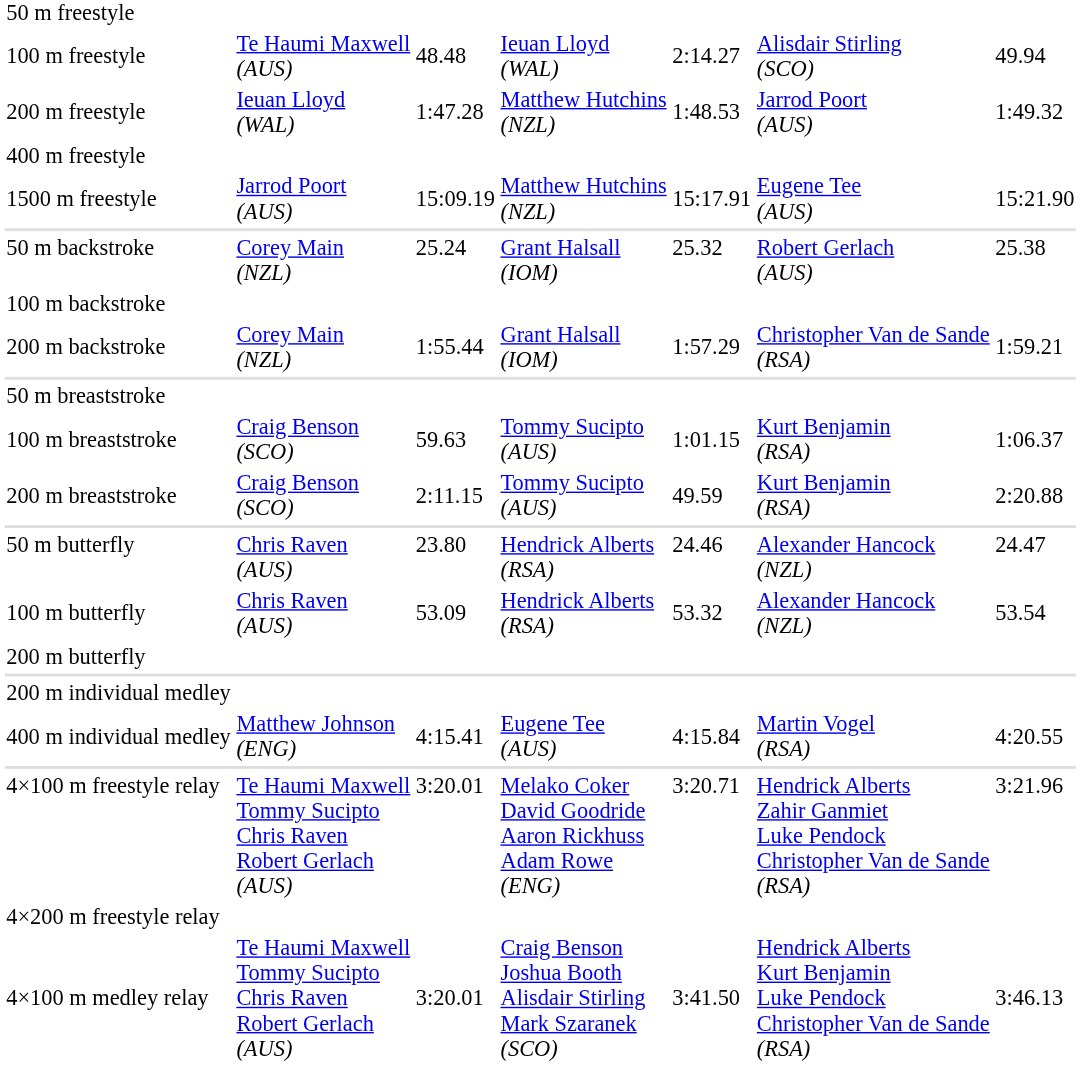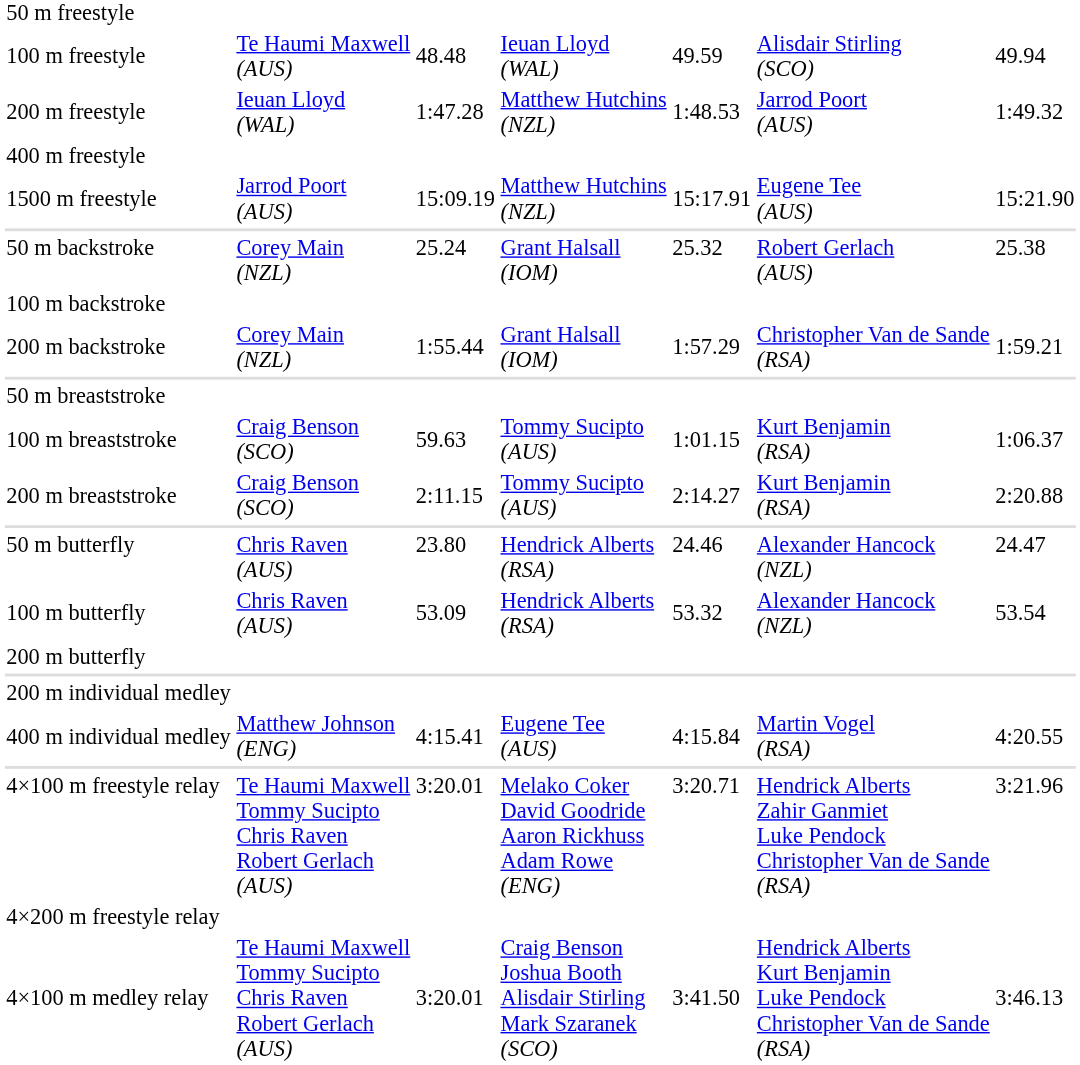(706, 56) 2:14.27 -> (697, 56) 49.59
(697, 495) 49.59 -> (706, 495) 2:14.27
